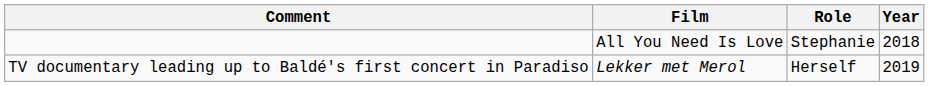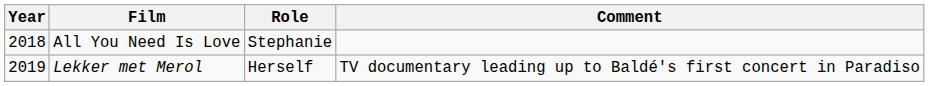columns swapped: (901, 17) <-> (299, 17)
